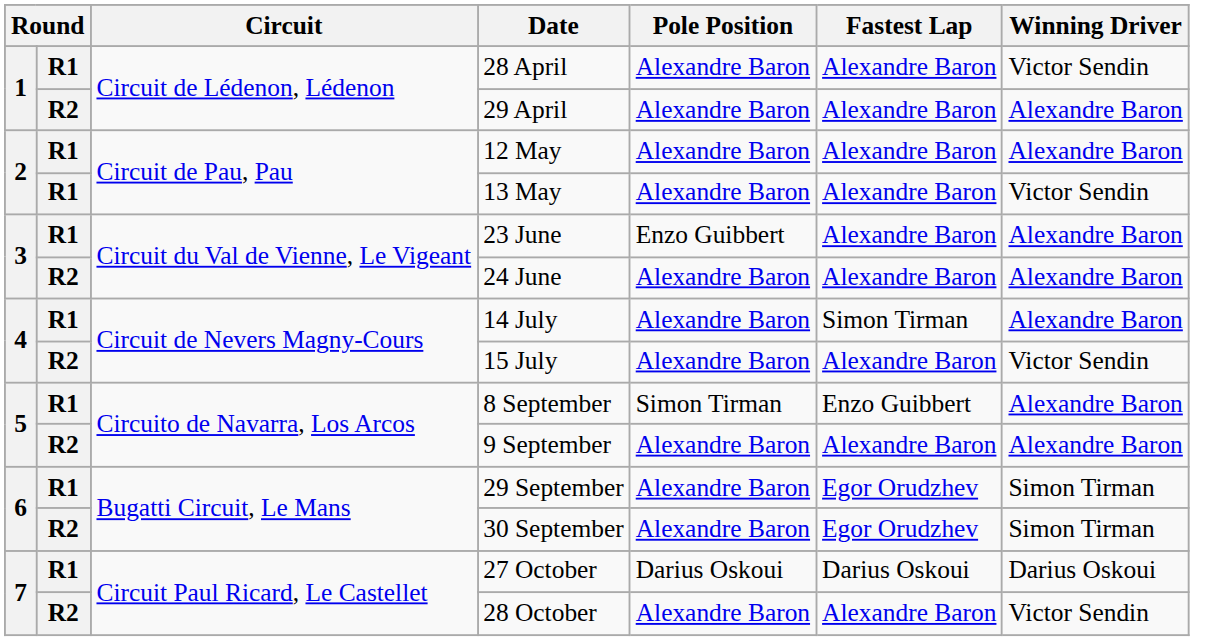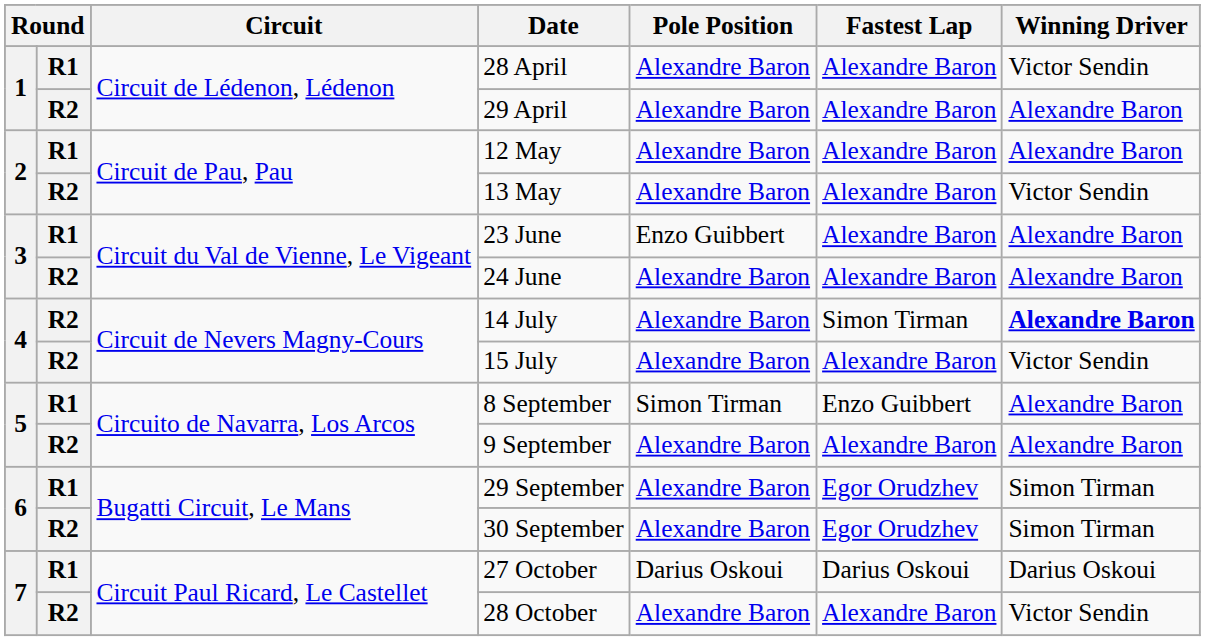(63, 192) R1 -> (63, 192) R2
(63, 318) R1 -> (63, 318) R2
(1096, 318) normal -> (1102, 318) bold
